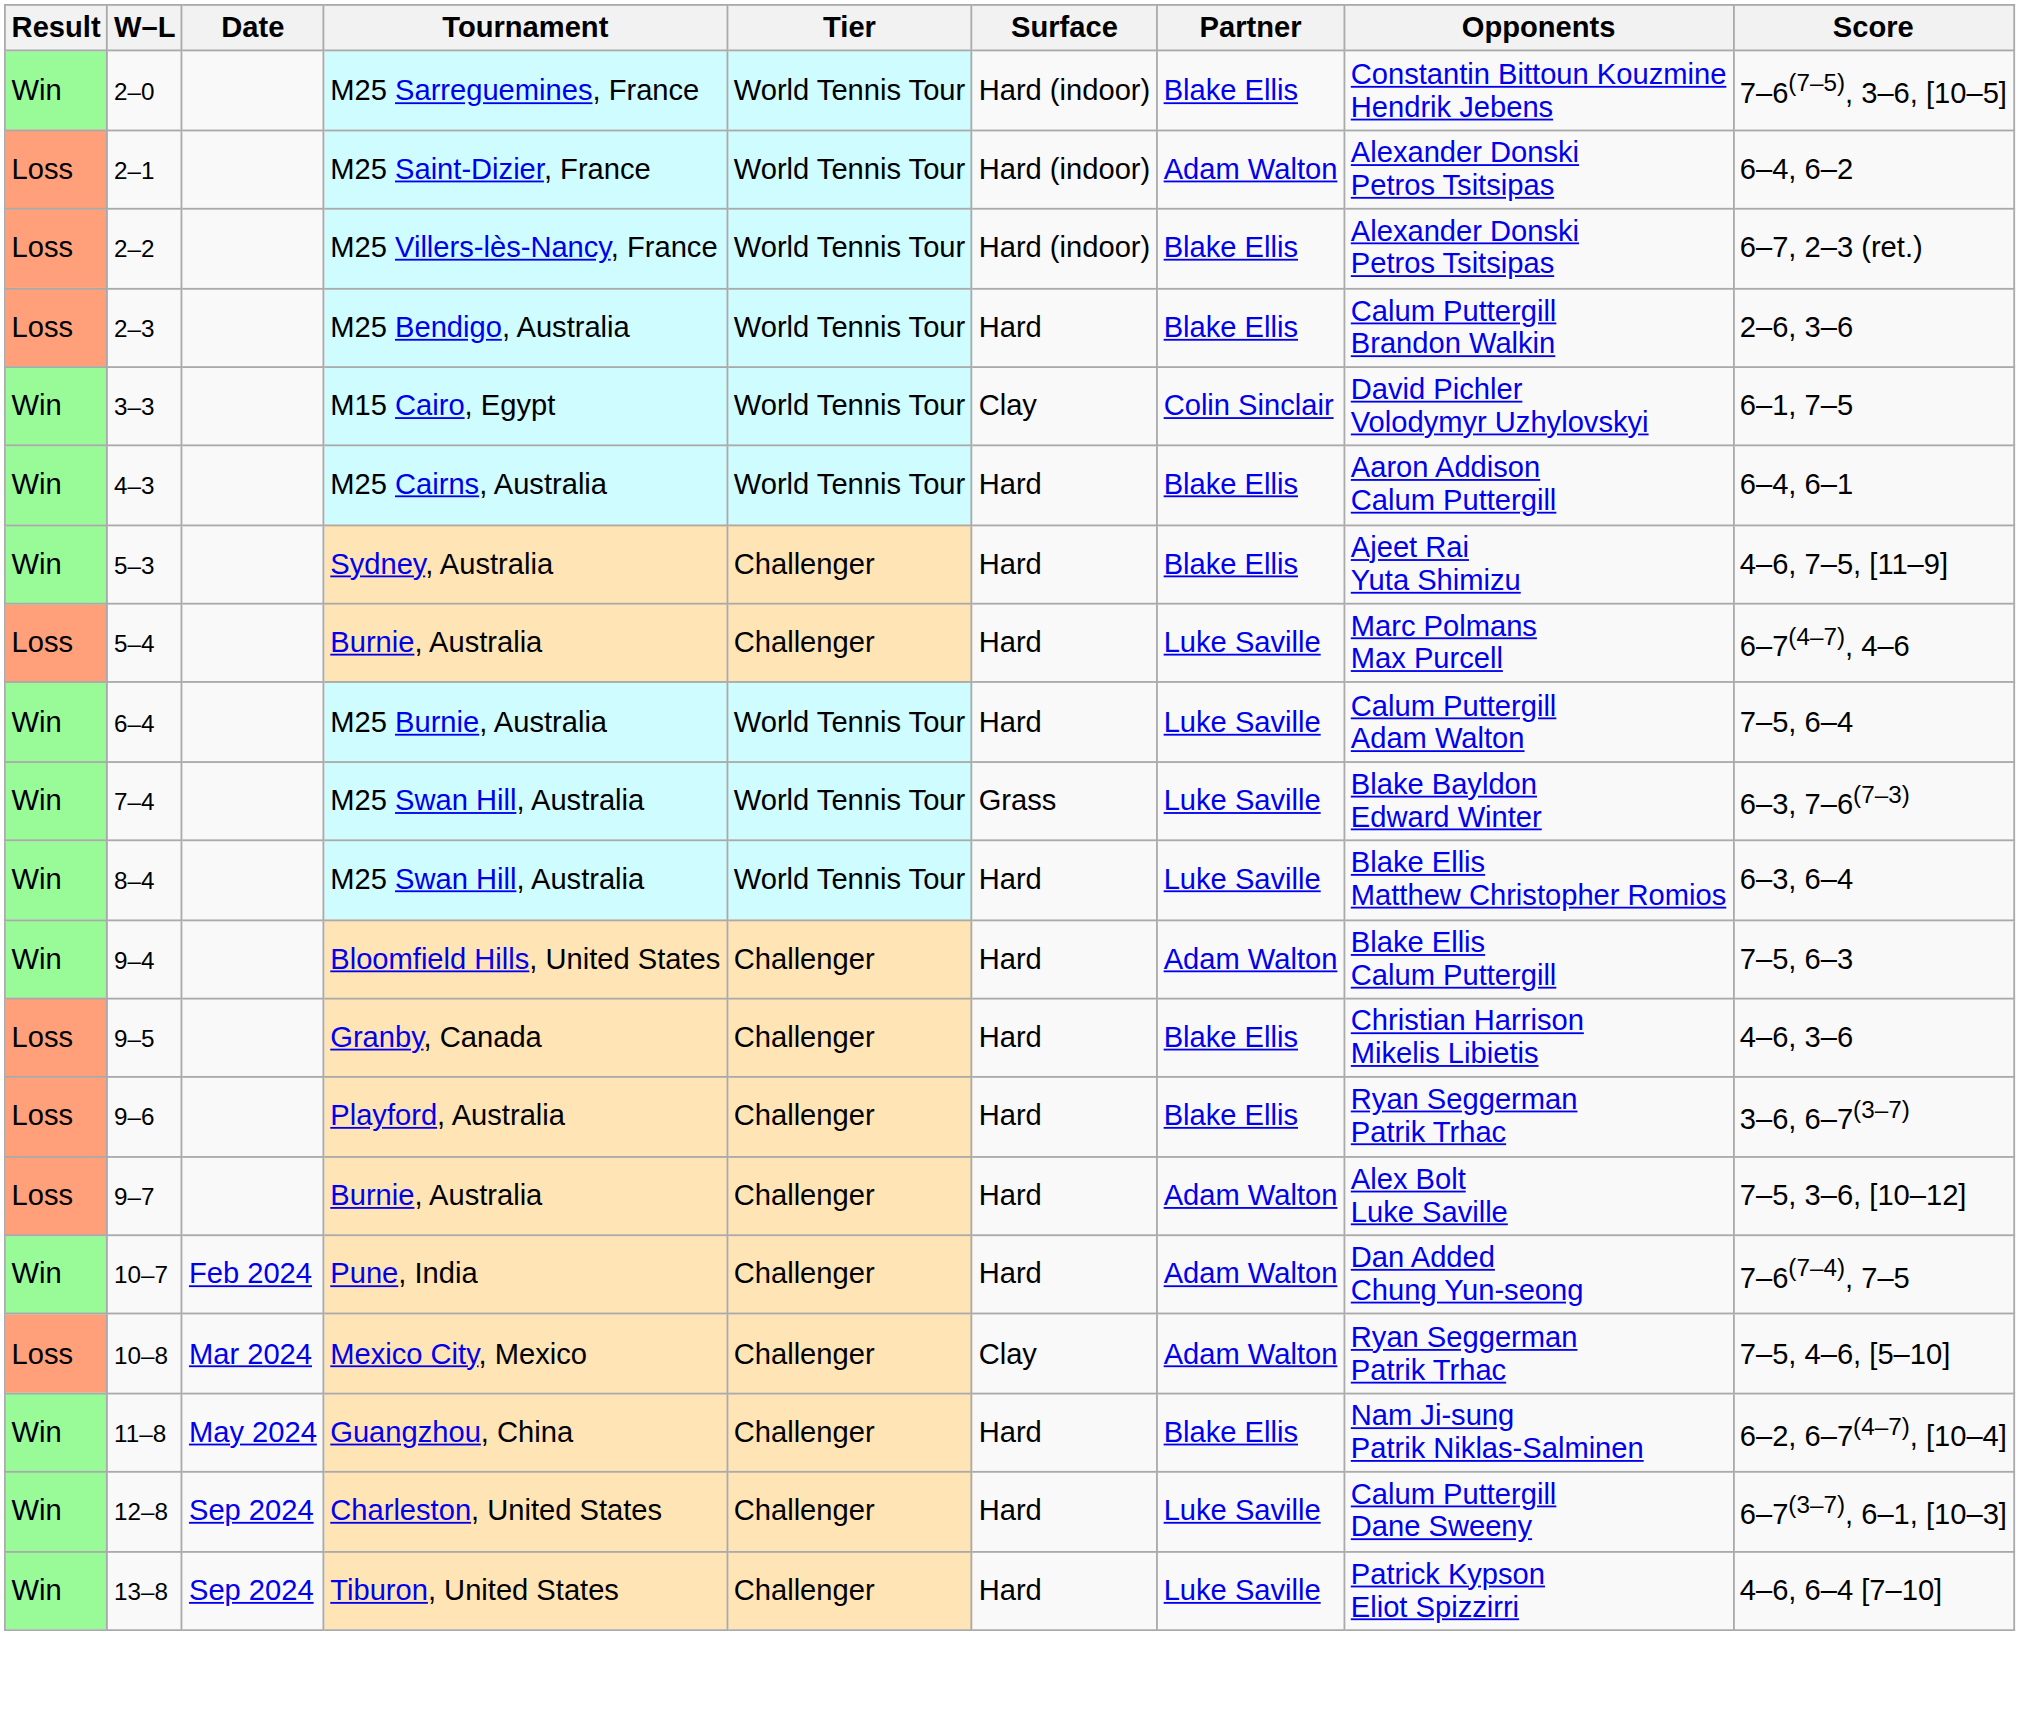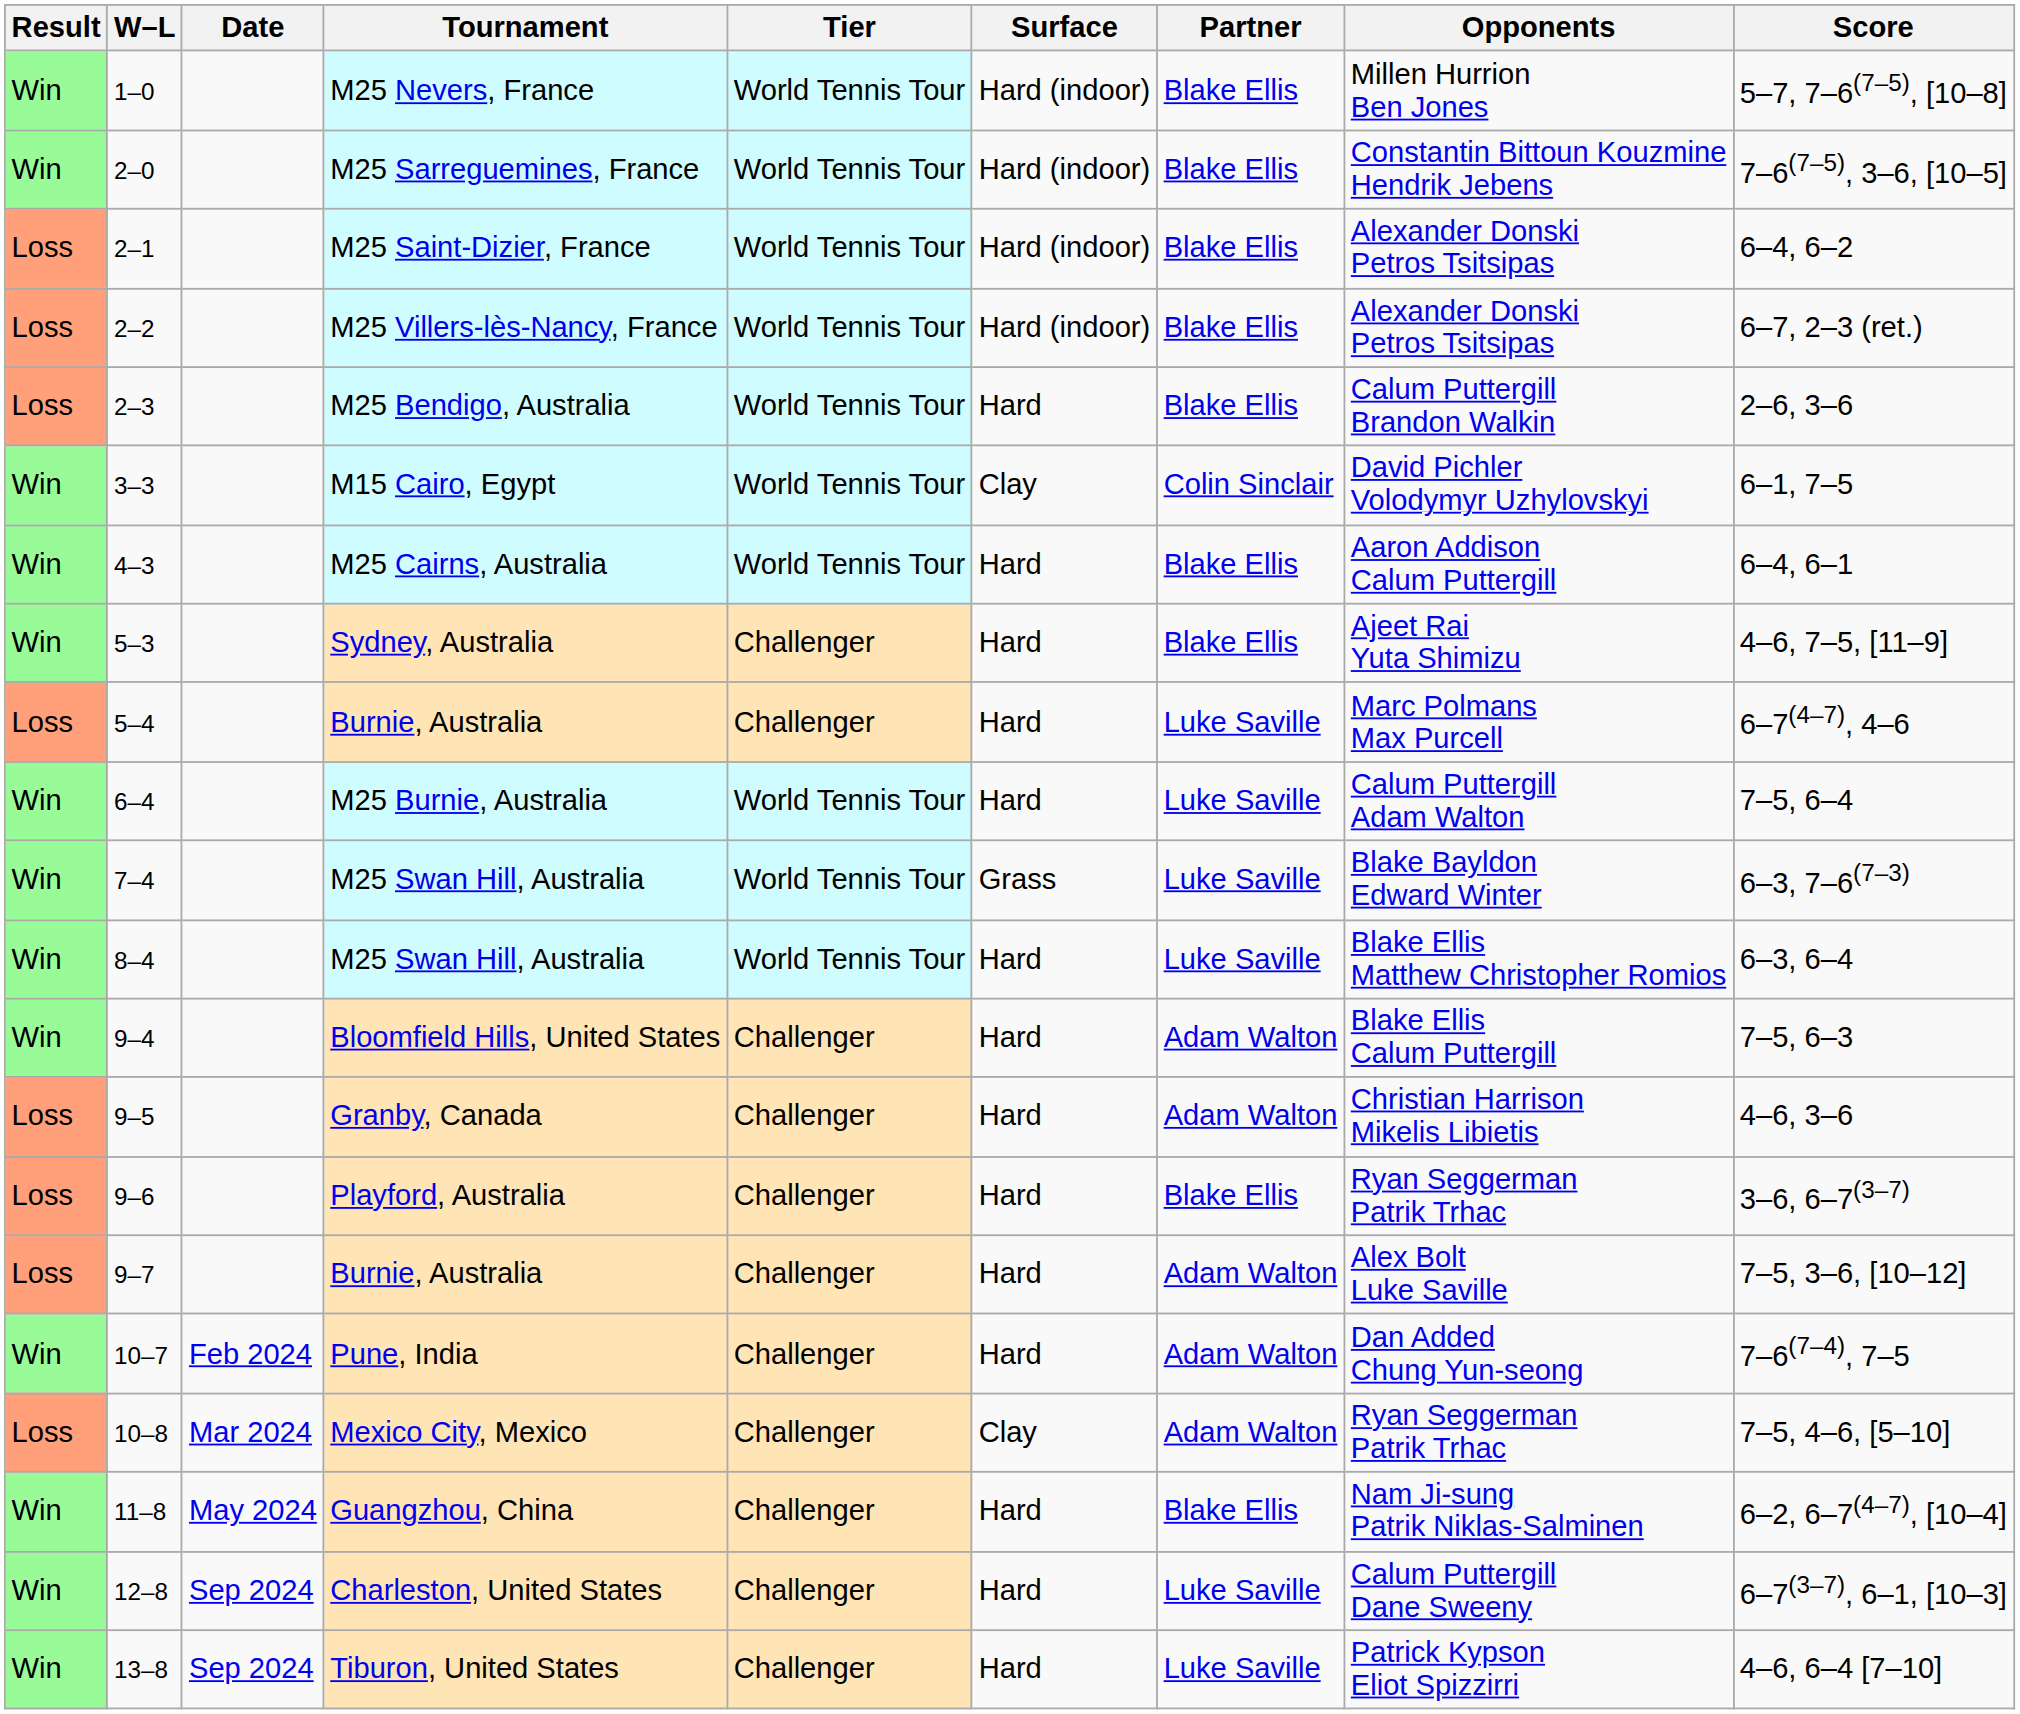+ row: (134, 91)
(1251, 169) Adam Walton -> (1231, 248) Blake Ellis
(1231, 1037) Blake Ellis -> (1251, 1116) Adam Walton
